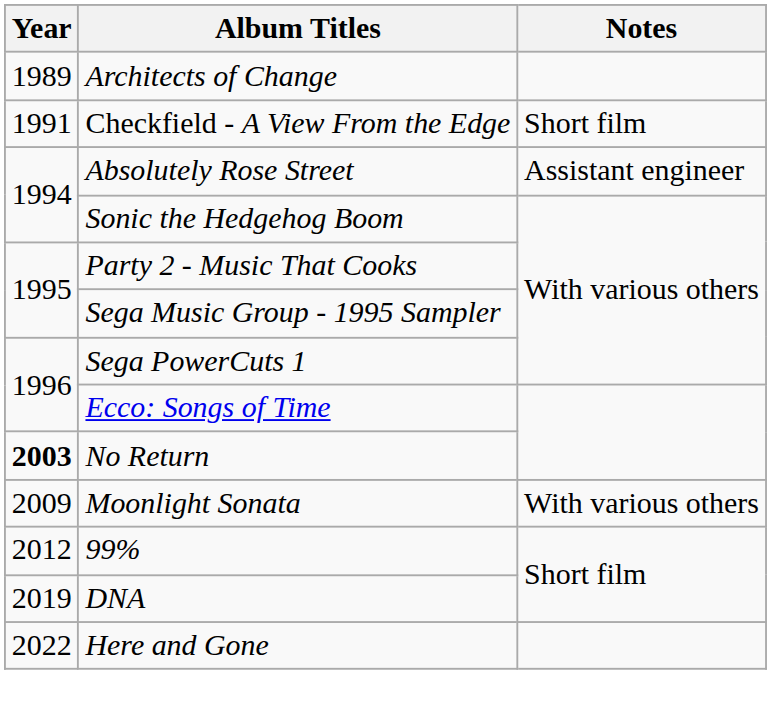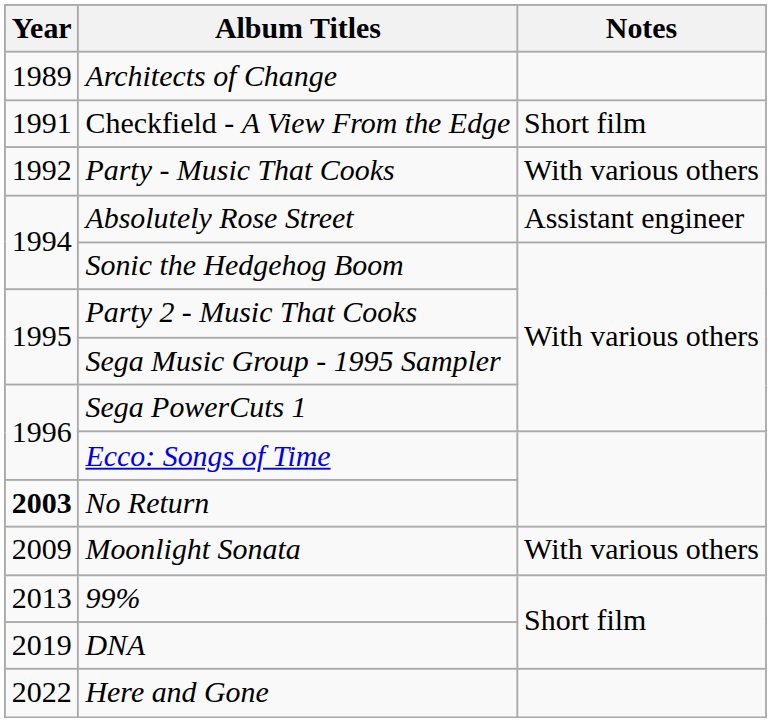+ row: (240, 170)
(42, 550) 2012 -> (42, 597) 2013
